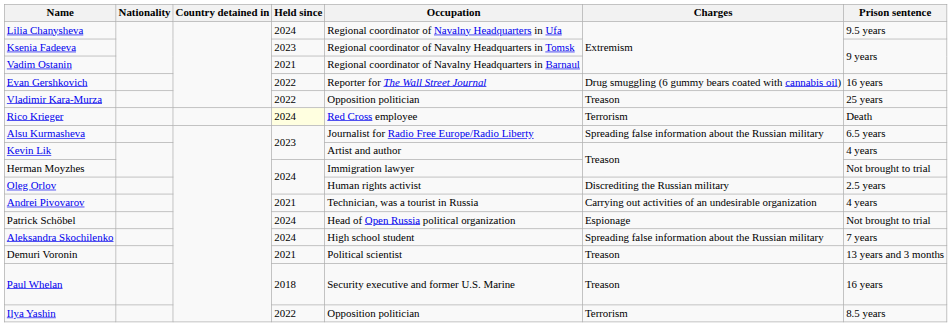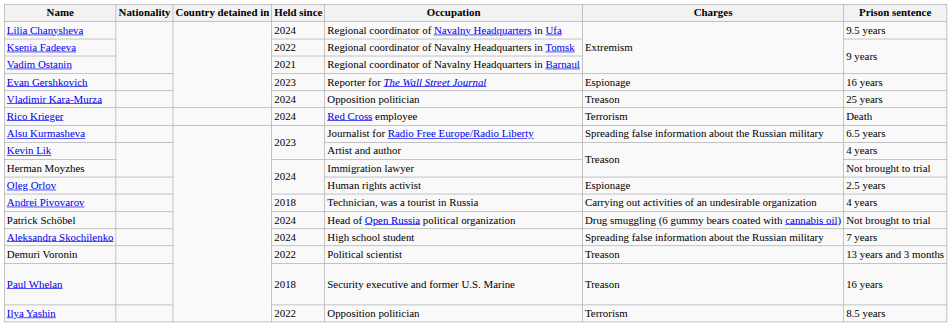(285, 47) 2023 -> (285, 47) 2022
(285, 82) 2022 -> (285, 82) 2023
(713, 82) Drug smuggling (6 gummy bears coated with cannabis oil) -> (608, 82) Espionage
(285, 99) 2022 -> (285, 99) 2024
(285, 116) lightyellow background -> (285, 116) no background
(657, 185) Discrediting the Russian military -> (608, 185) Espionage
(285, 202) 2021 -> (285, 202) 2018
(608, 220) Espionage -> (713, 220) Drug smuggling (6 gummy bears coated with cannabis oil)
(285, 254) 2021 -> (285, 254) 2022
